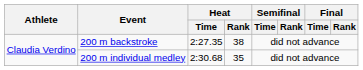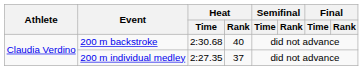(206, 43) 2:27.35 -> (206, 43) 2:30.68
(238, 43) 38 -> (238, 43) 40
(206, 58) 2:30.68 -> (206, 58) 2:27.35
(238, 58) 35 -> (238, 58) 37
